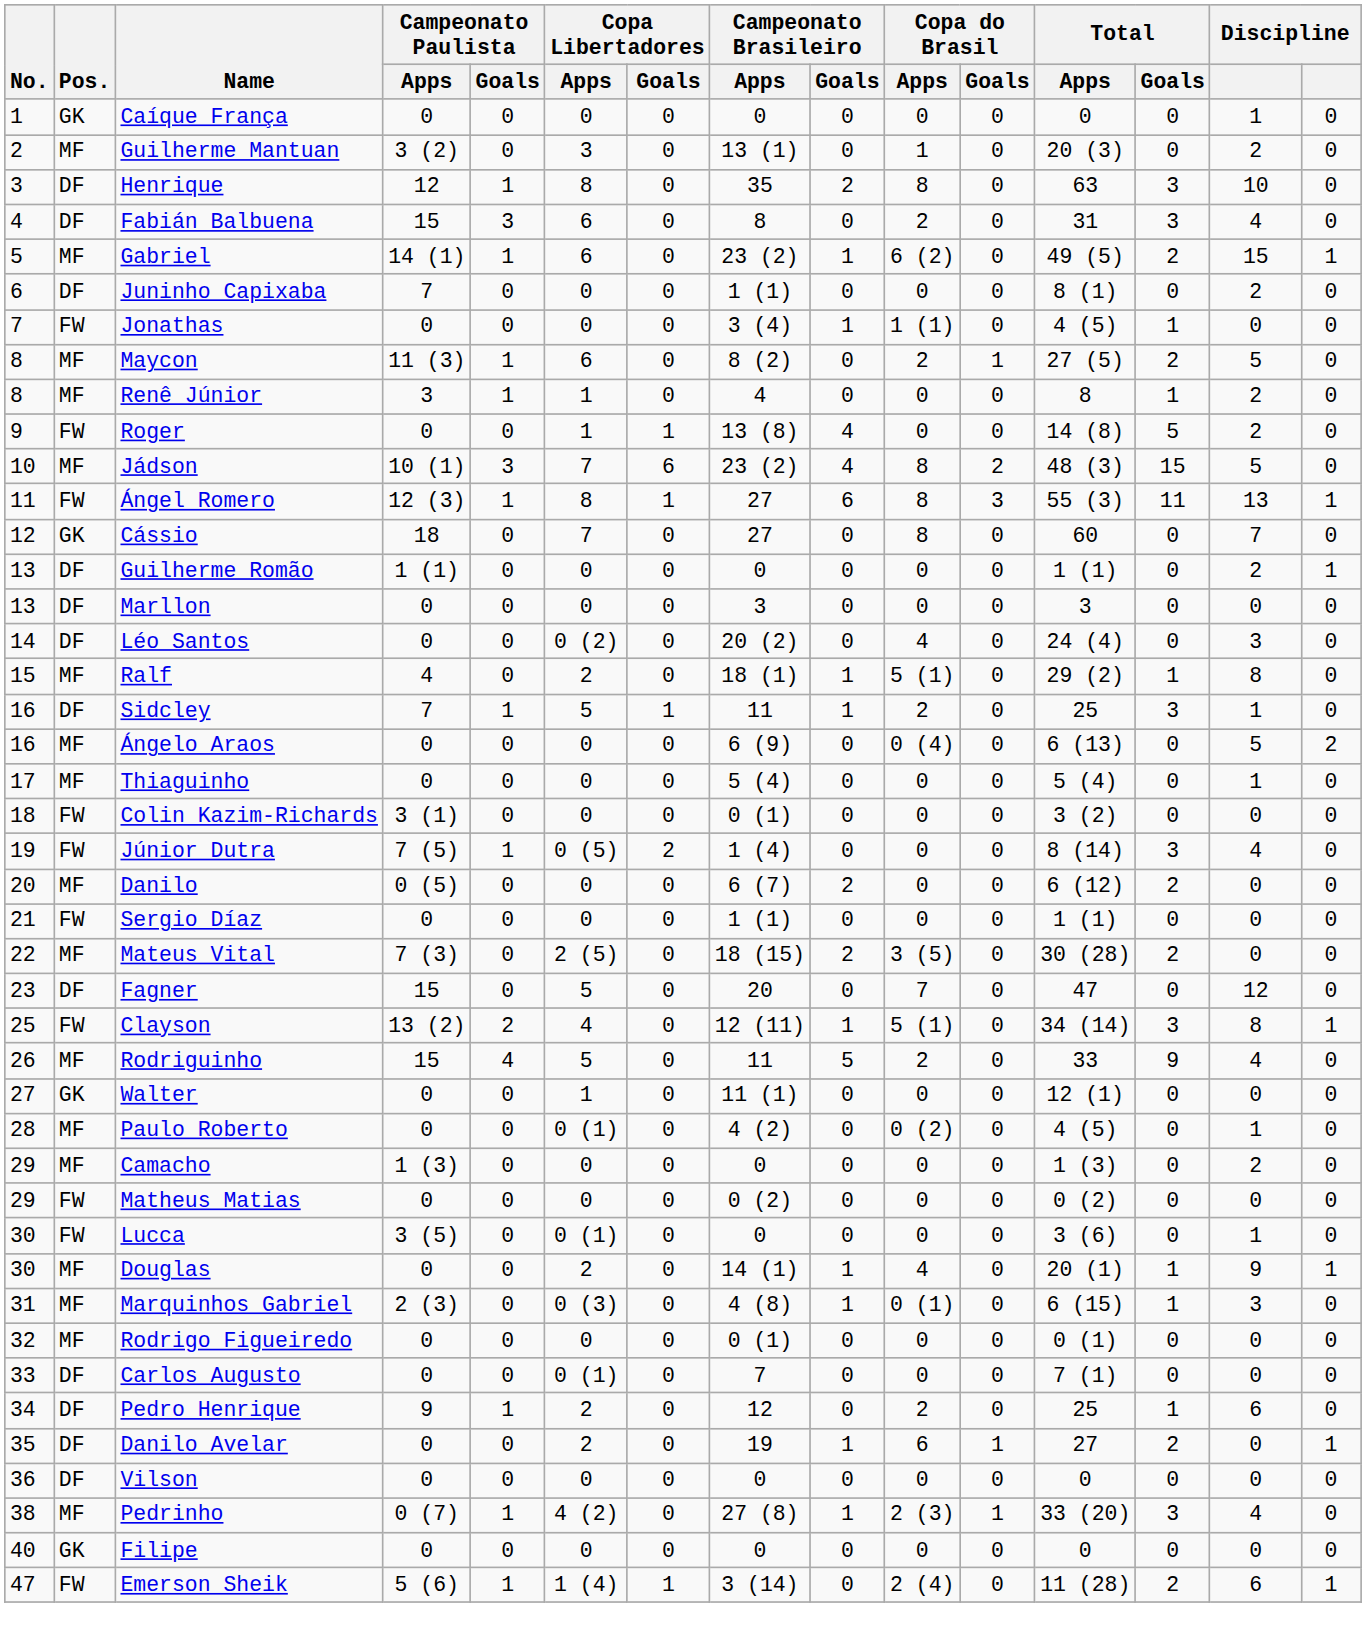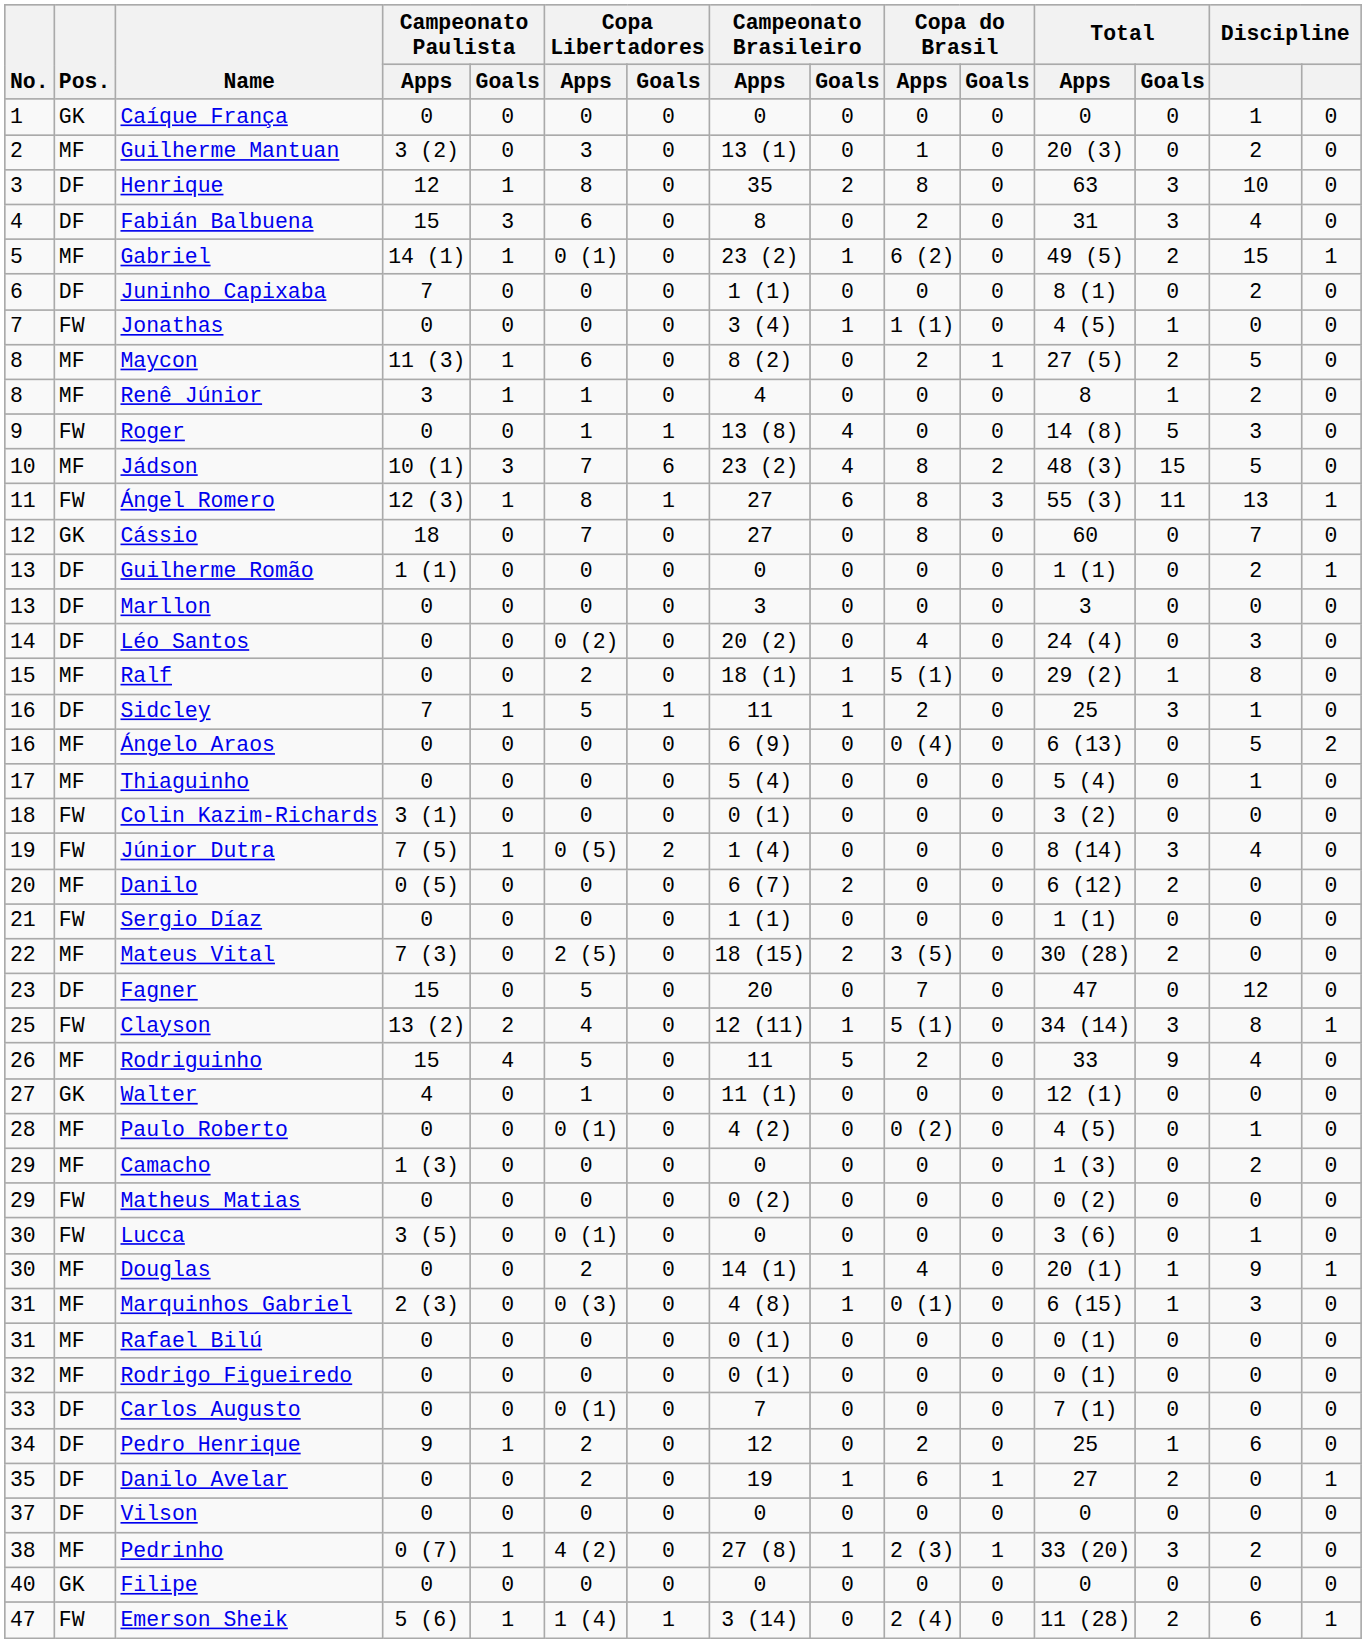(586, 257) 6 -> (586, 257) 0 (1)
(1256, 432) 2 -> (1256, 432) 3
(427, 676) 4 -> (427, 676) 0
(427, 1096) 0 -> (427, 1096) 4
+ row: (191, 1341)
(23, 1480) 36 -> (23, 1515) 37
(1256, 1515) 4 -> (1256, 1550) 2
